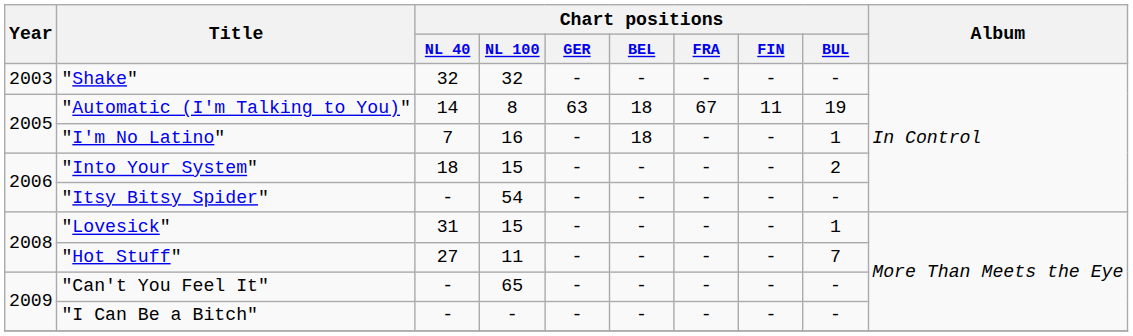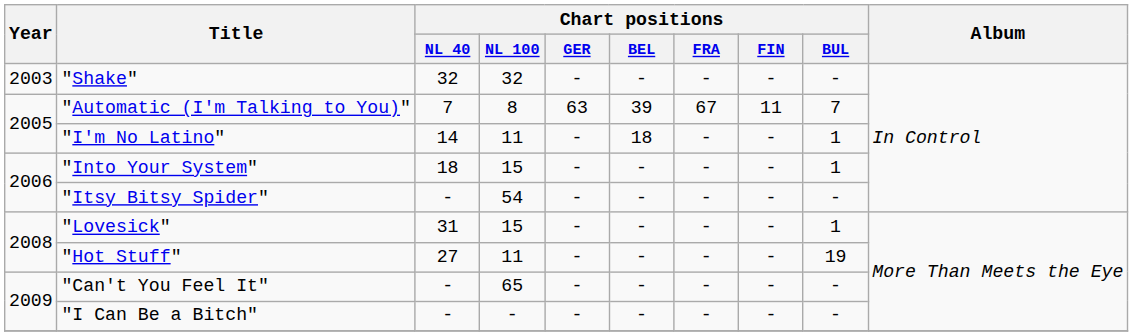(448, 109) 14 -> (448, 109) 7
(642, 109) 18 -> (642, 109) 39
(836, 109) 19 -> (836, 109) 7
(448, 138) 7 -> (448, 138) 14
(512, 138) 16 -> (512, 138) 11
(836, 168) 2 -> (836, 168) 1
(836, 257) 7 -> (836, 257) 19
